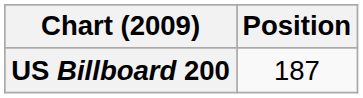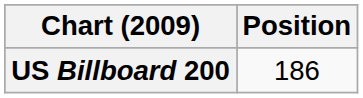(297, 69) 187 -> (297, 69) 186
